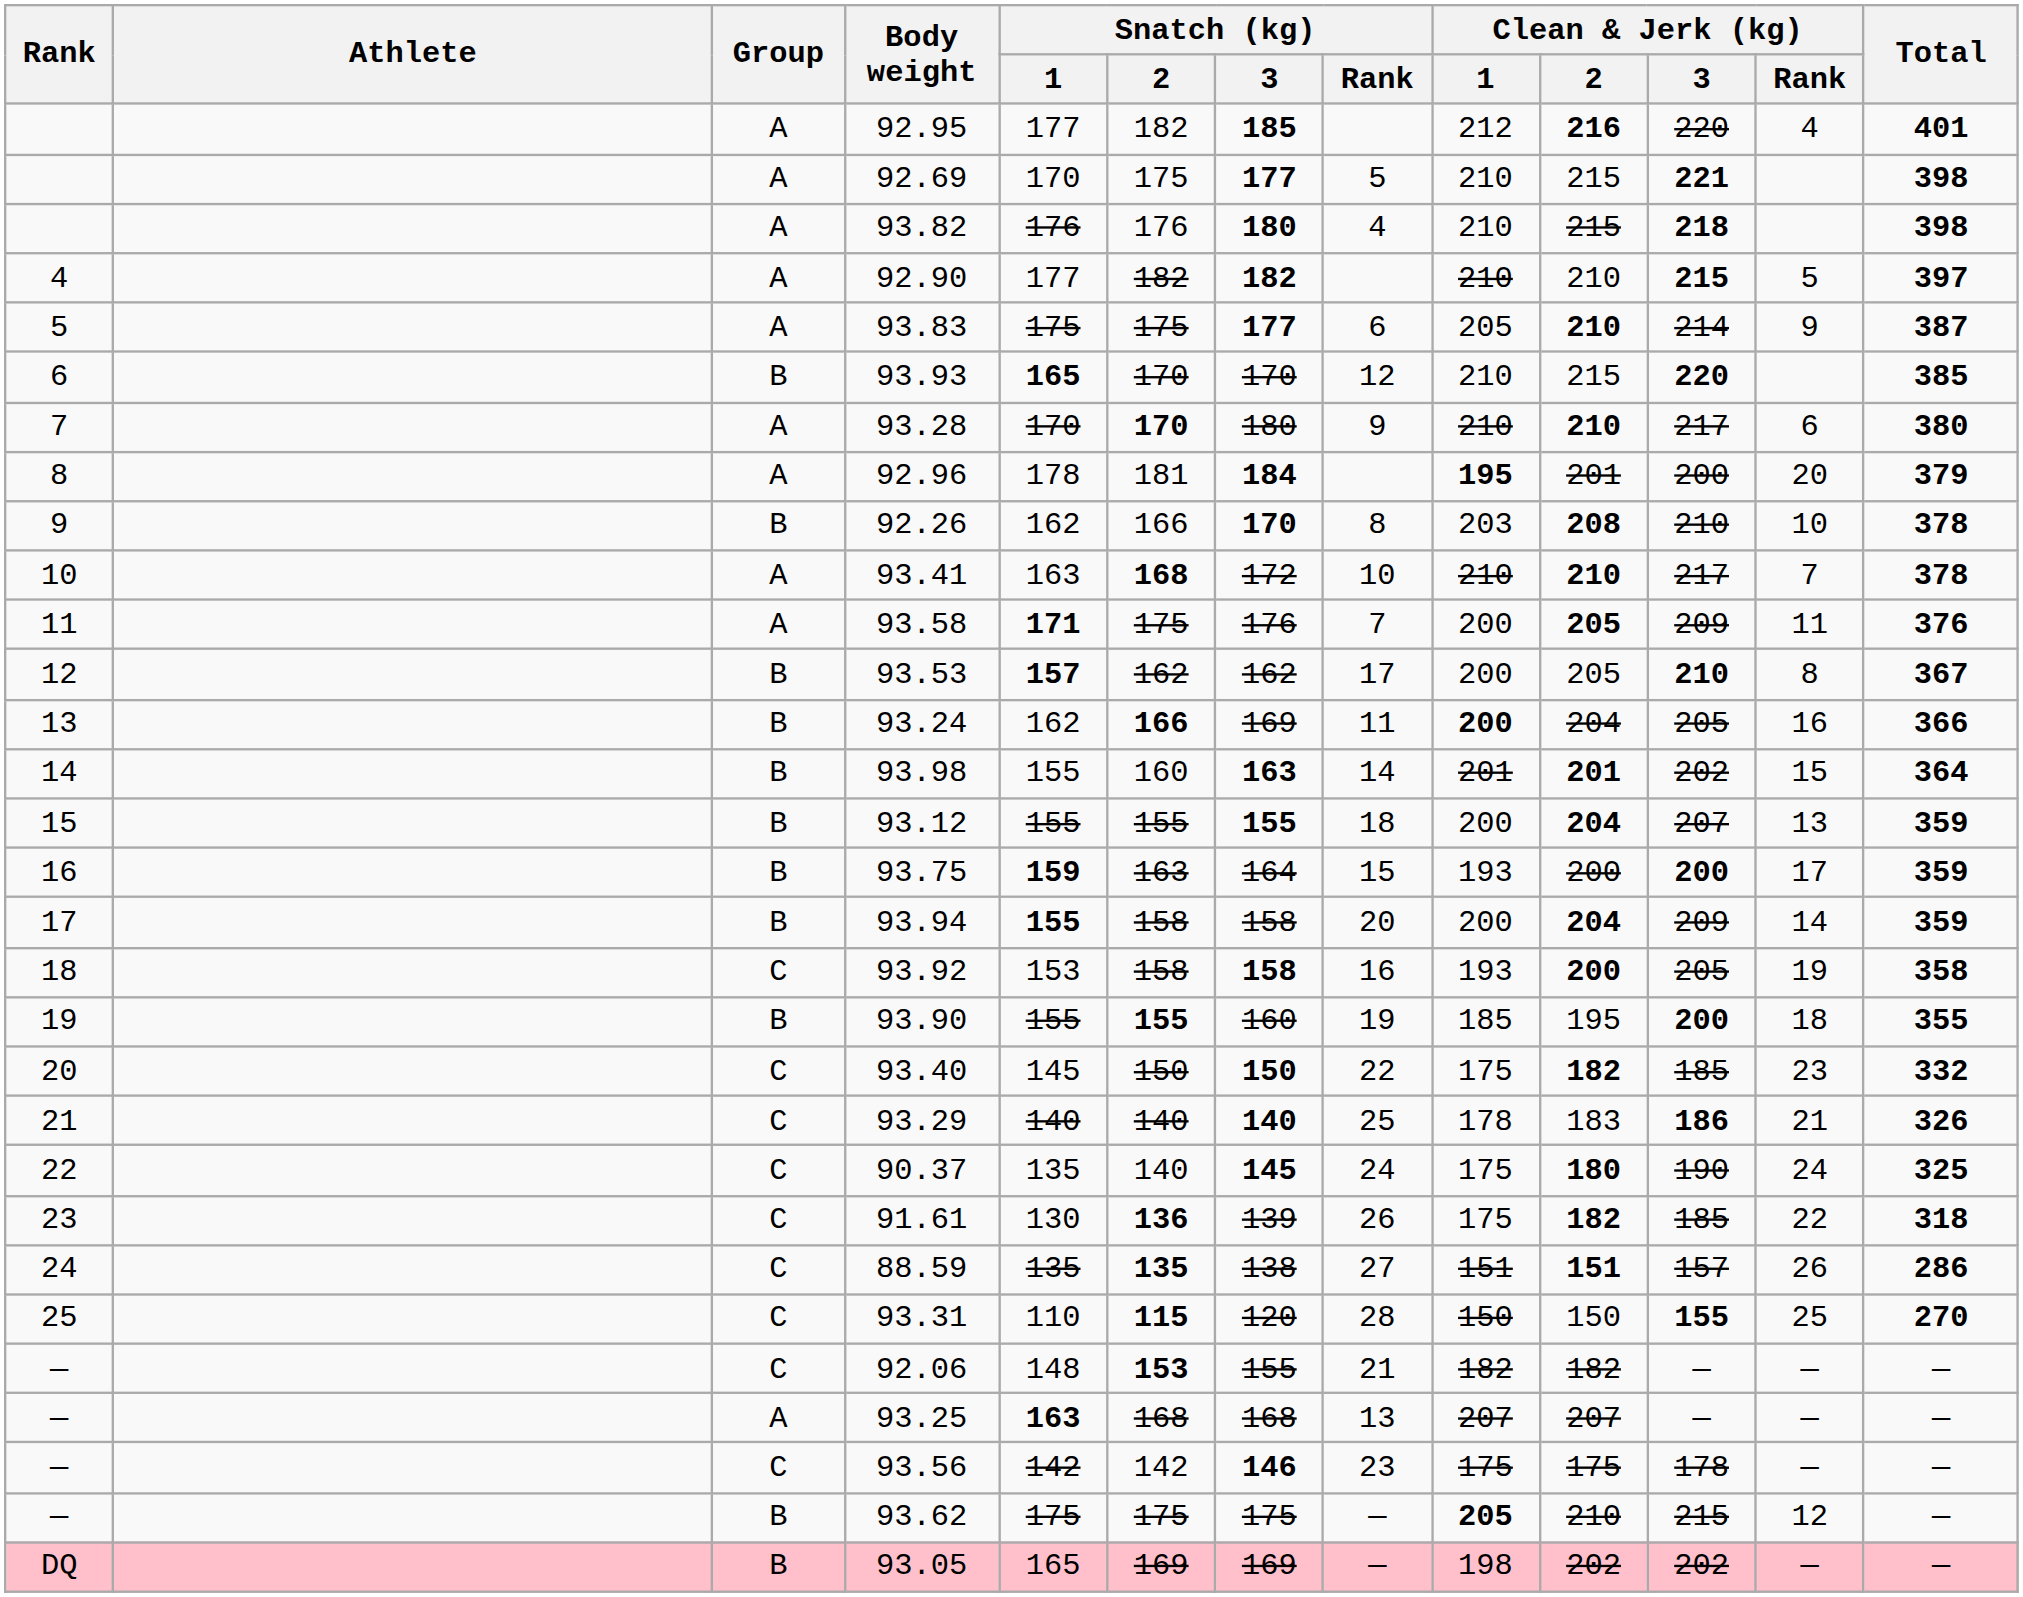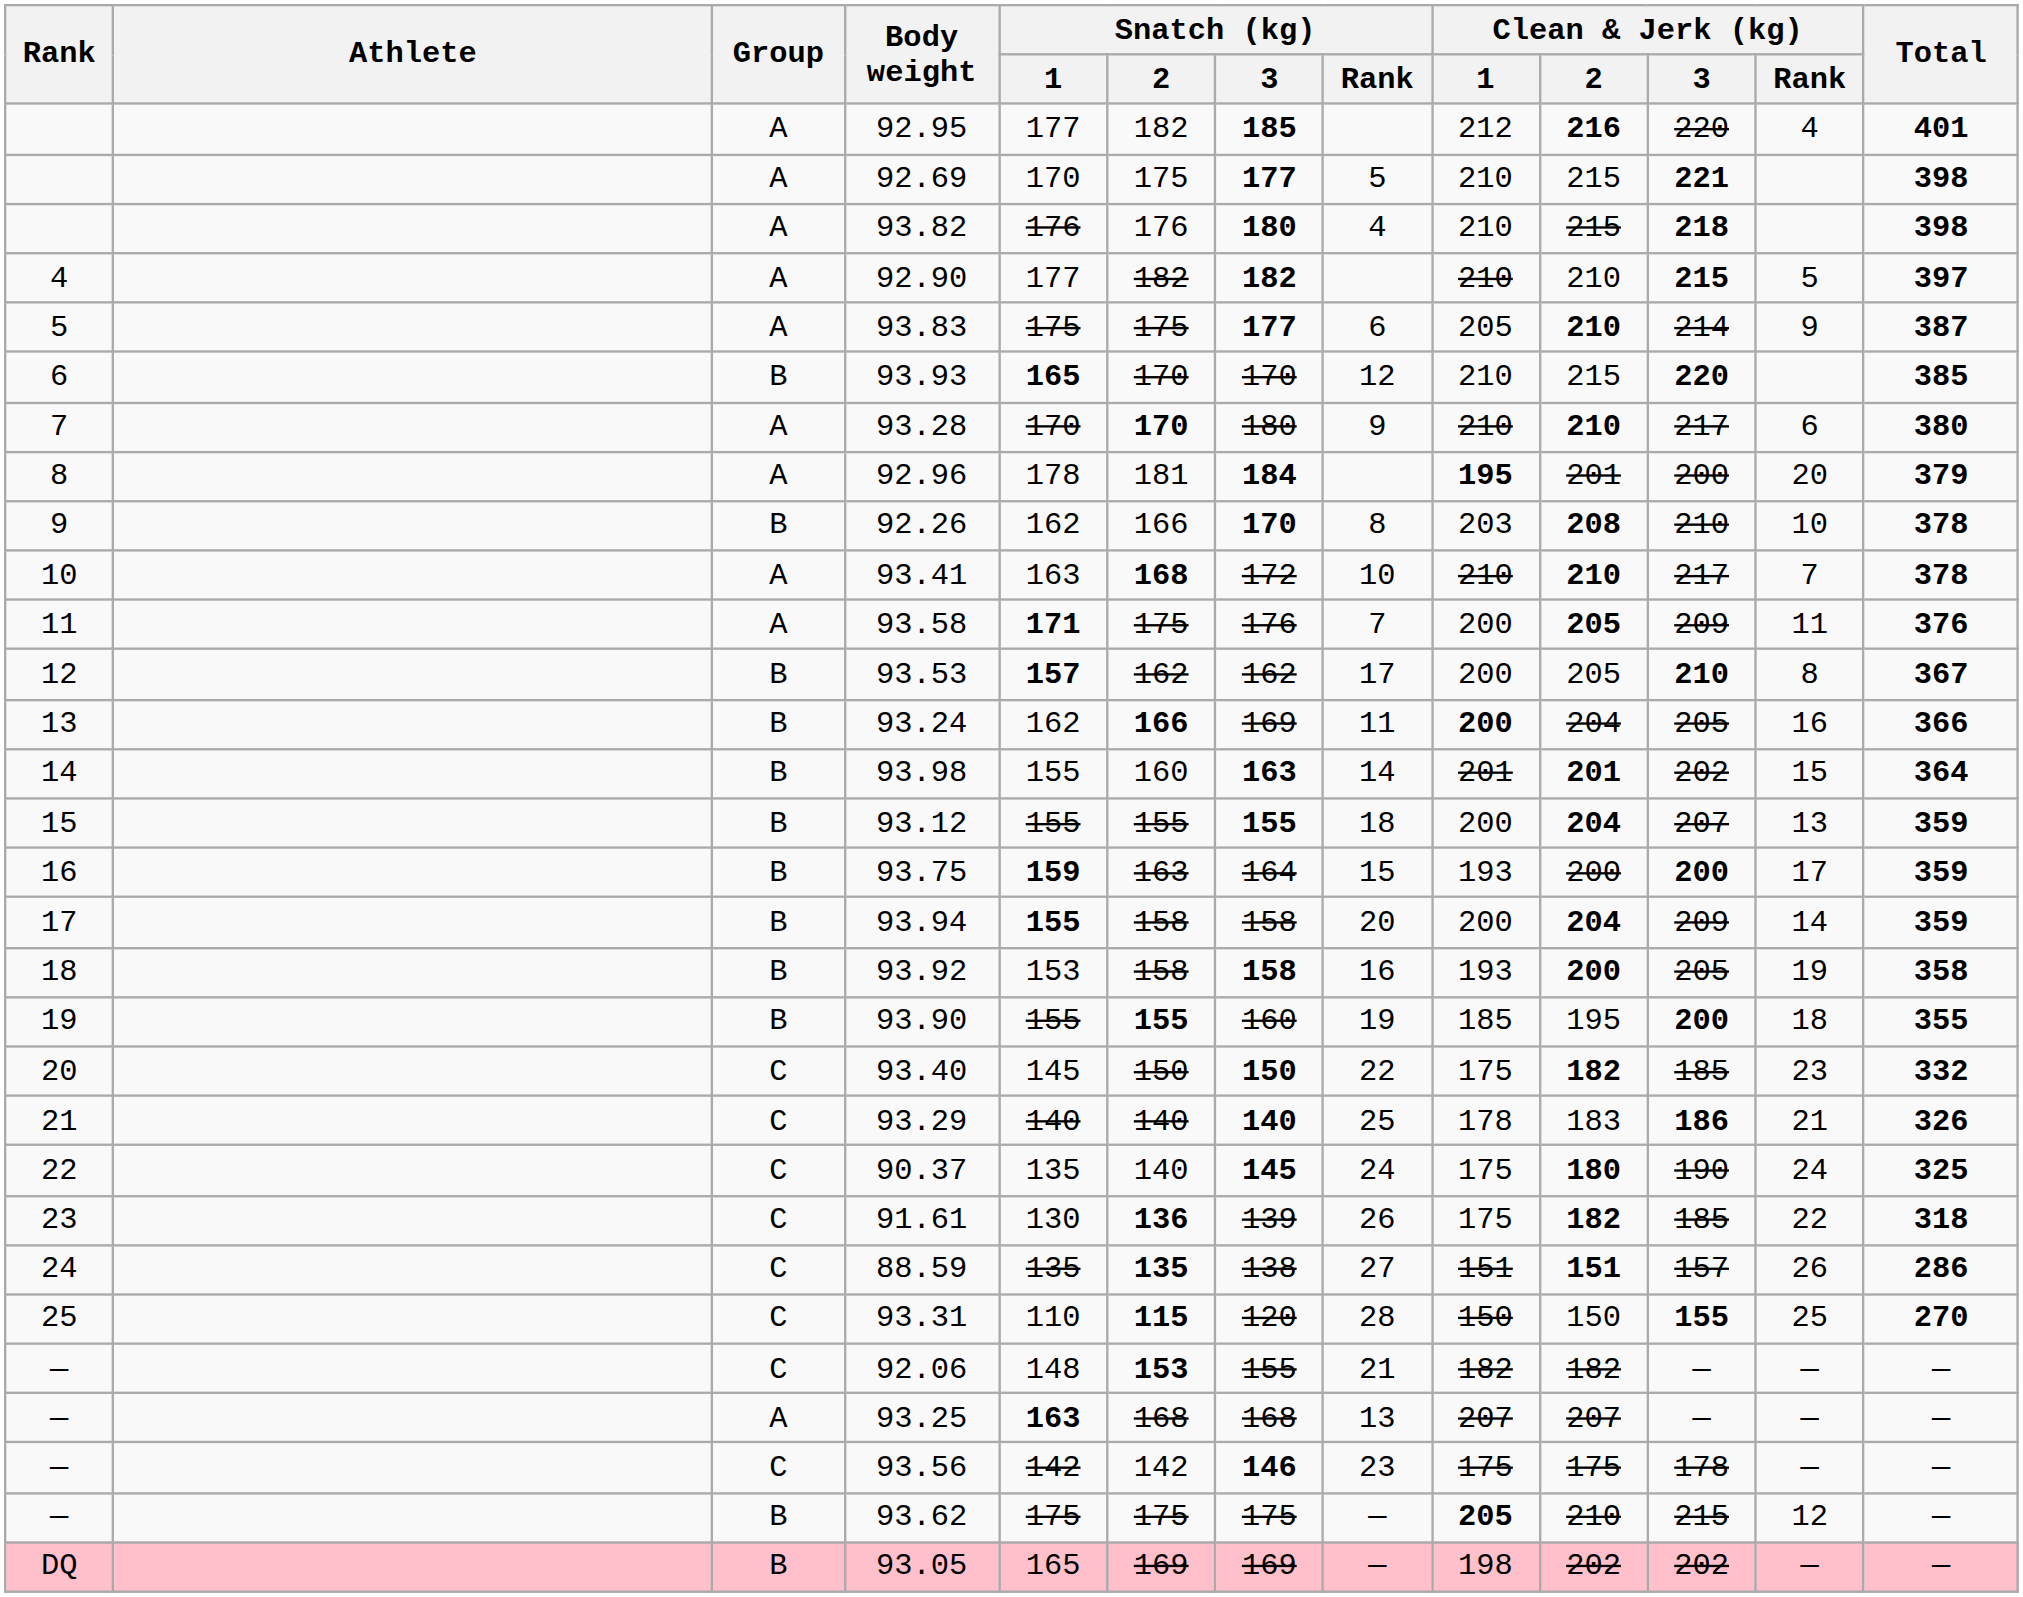(778, 972) C -> (778, 972) B
